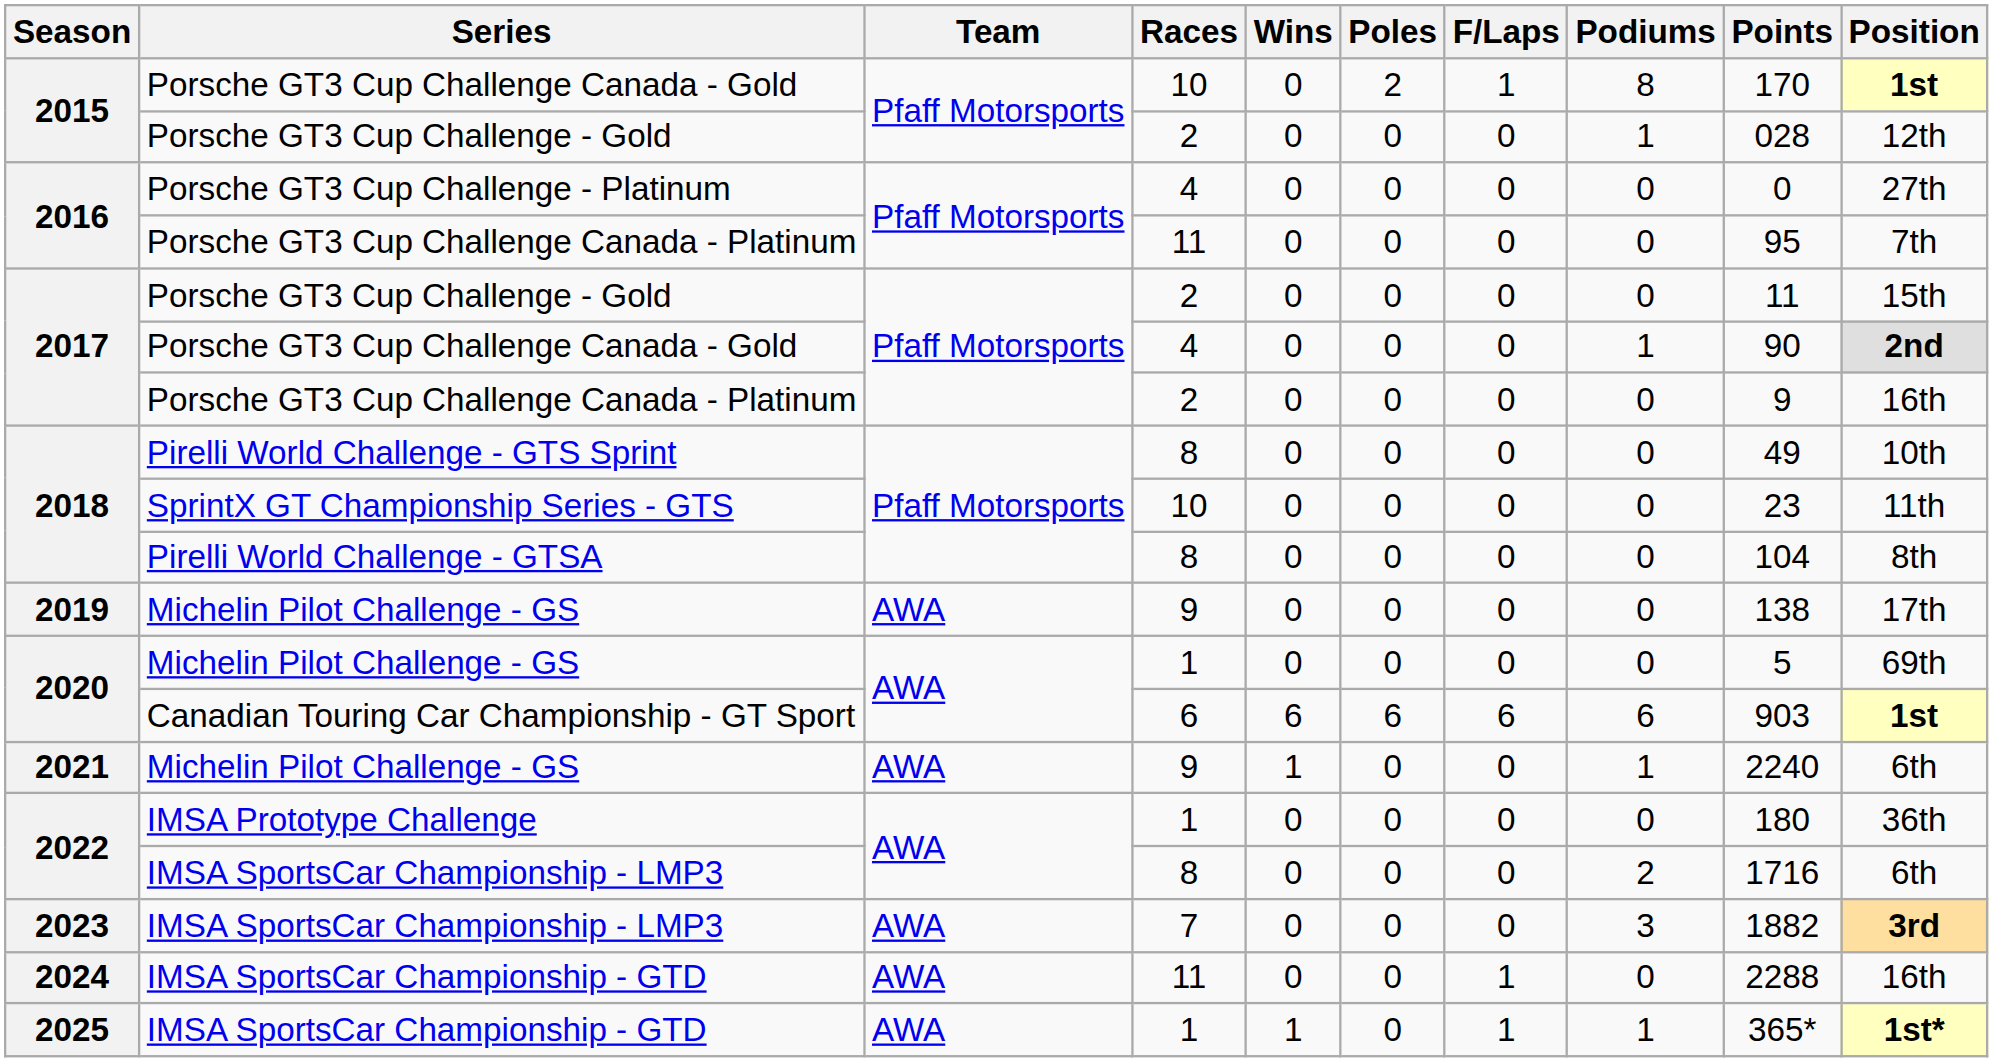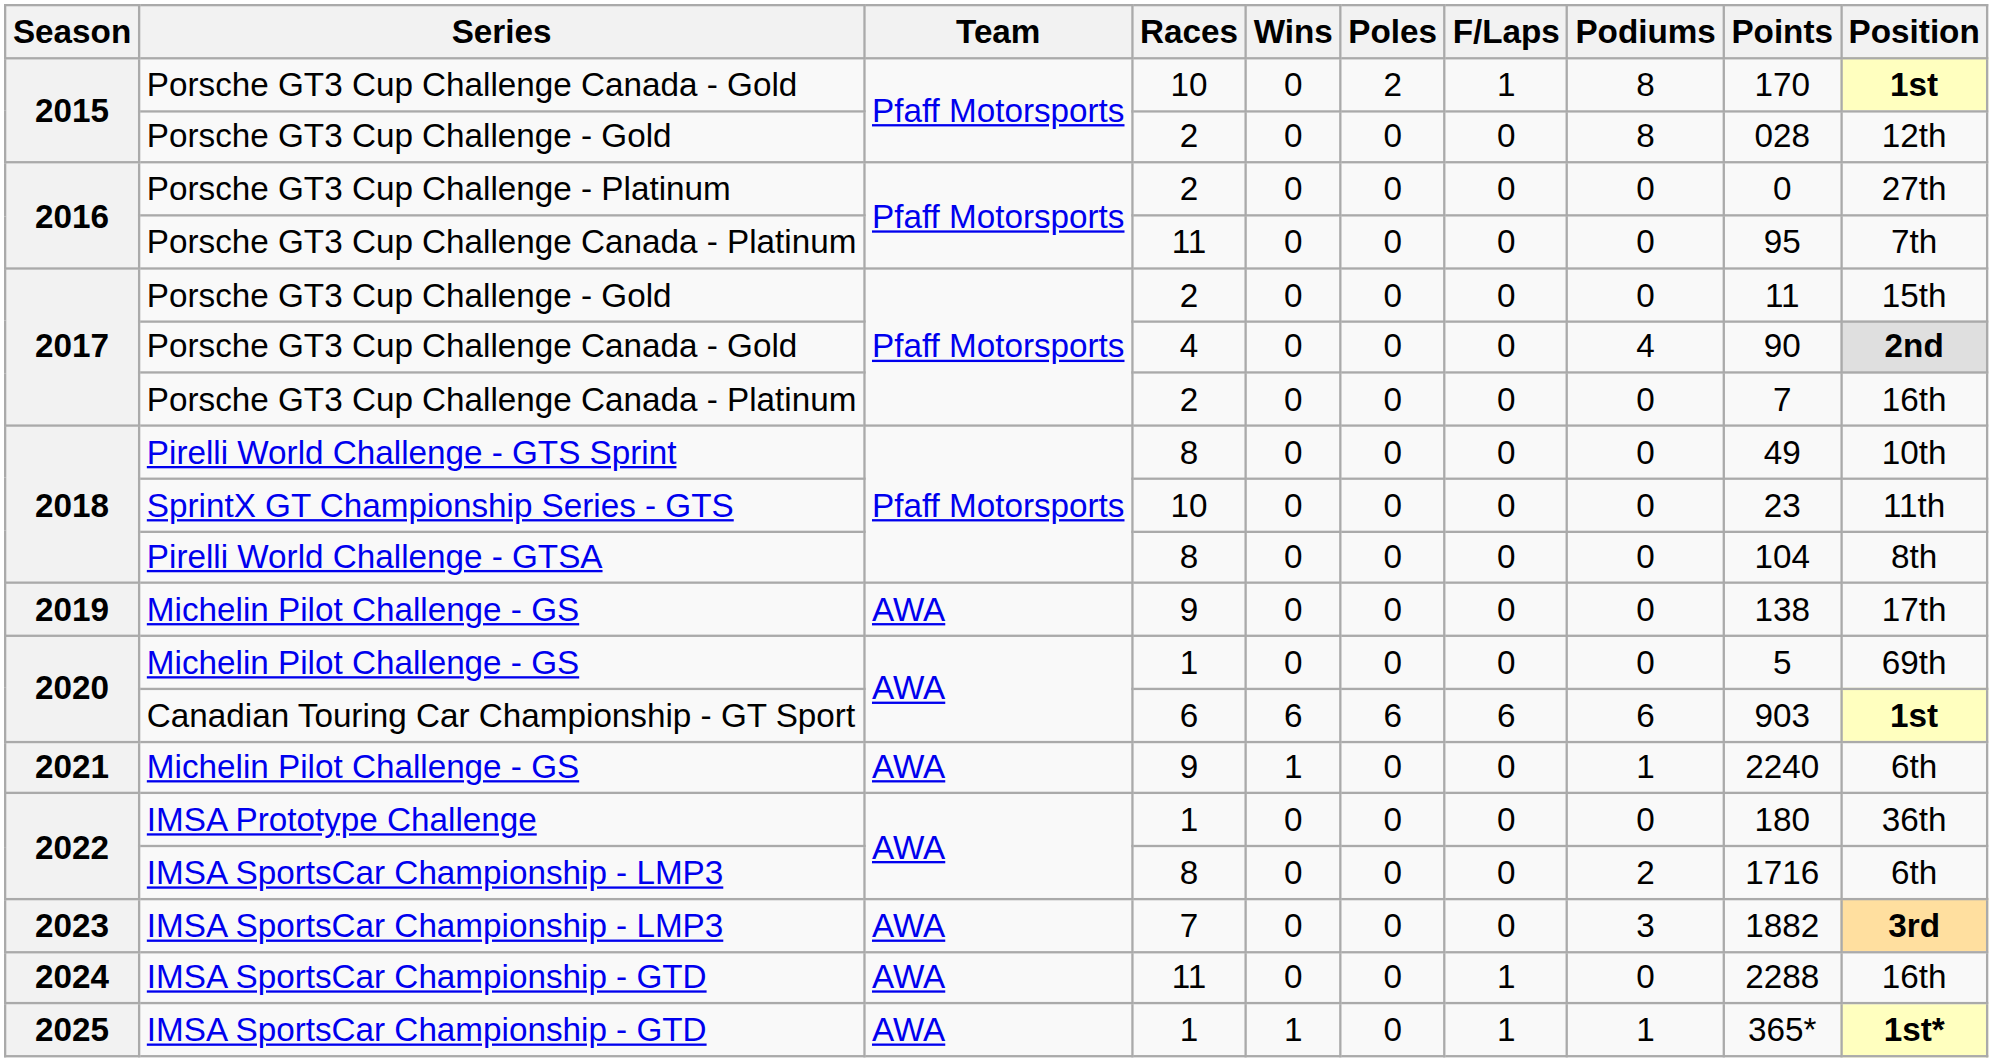(1646, 137) 1 -> (1646, 137) 8
(1189, 189) 4 -> (1189, 189) 2
(1646, 347) 1 -> (1646, 347) 4
(1782, 400) 9 -> (1782, 400) 7
